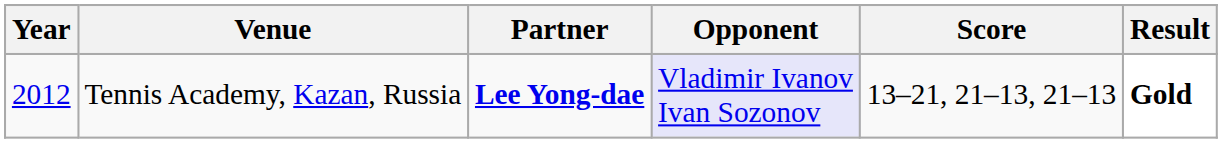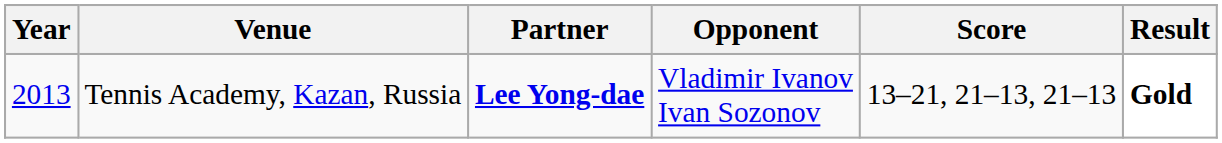(41, 94) 2012 -> (41, 94) 2013
(756, 94) lavender background -> (756, 94) no background
